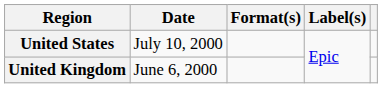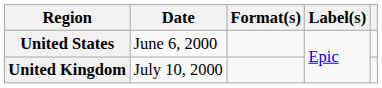(178, 43) July 10, 2000 -> (175, 43) June 6, 2000
(175, 69) June 6, 2000 -> (178, 69) July 10, 2000
